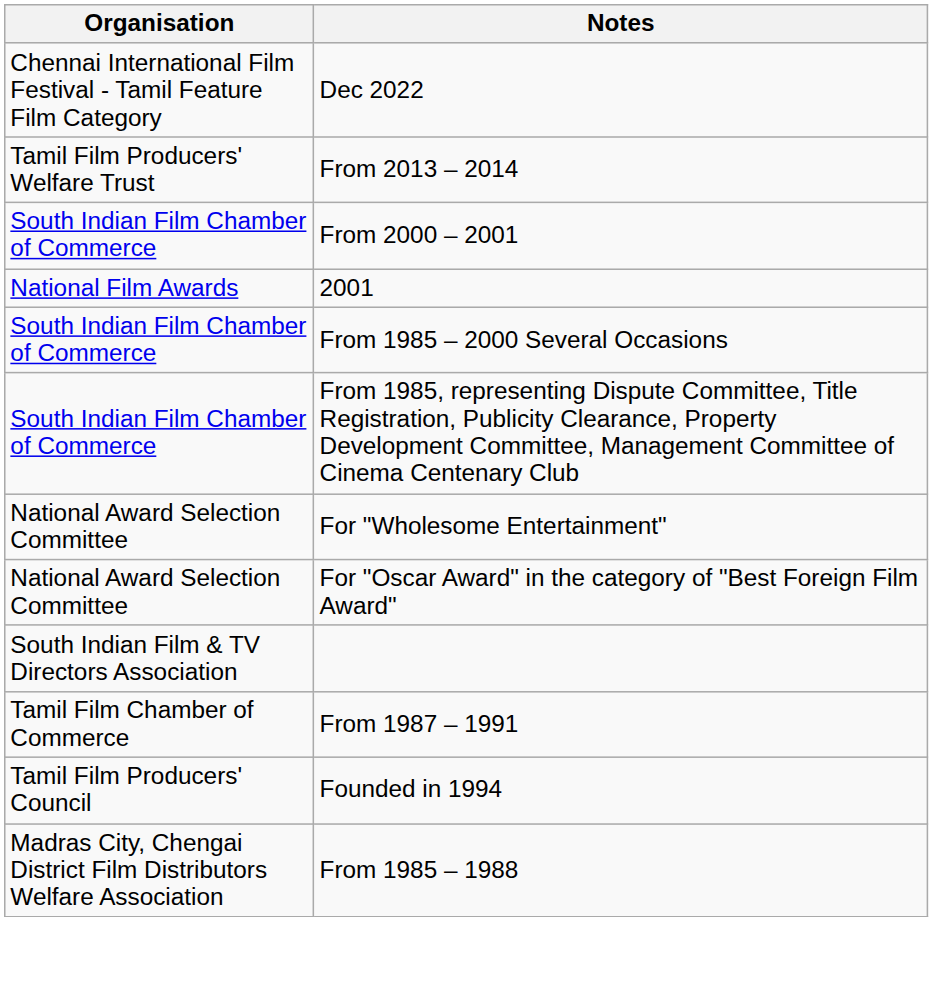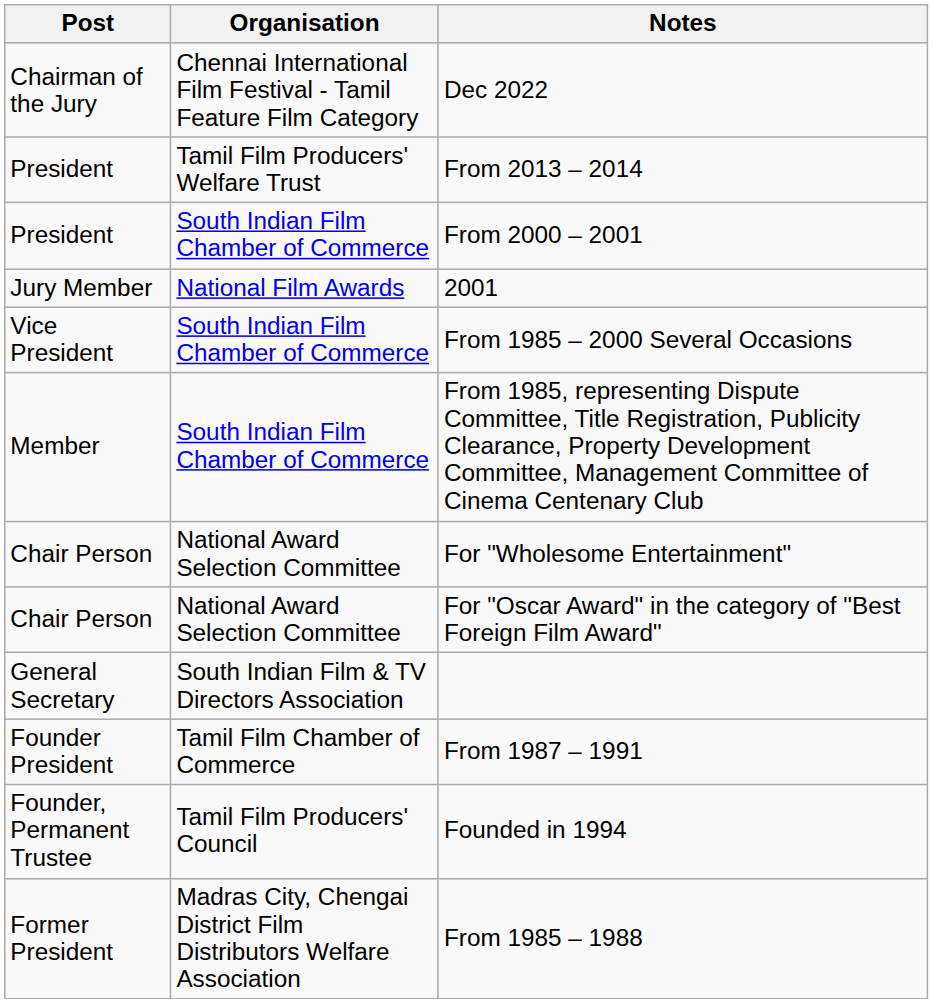+ column: (88, 23)
